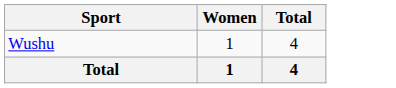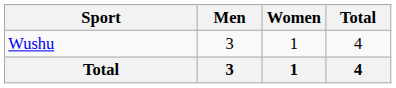+ column: (230, 17)
